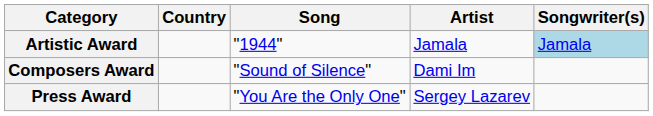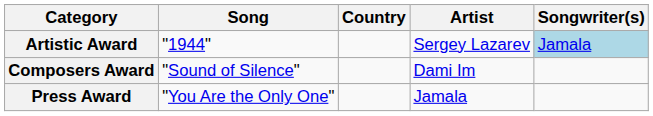columns swapped: (194, 17) <-> (320, 17)
(440, 44) Jamala -> (472, 44) Sergey Lazarev
(472, 96) Sergey Lazarev -> (440, 96) Jamala
